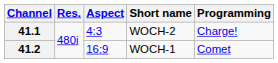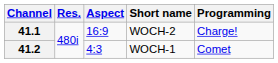(94, 31) 4:3 -> (97, 31) 16:9
(97, 49) 16:9 -> (94, 49) 4:3
